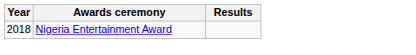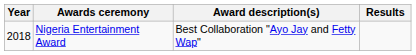+ column: (266, 13)
